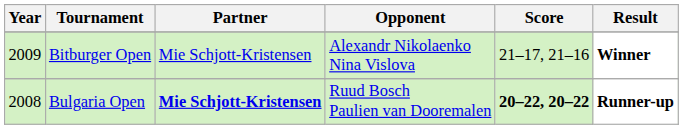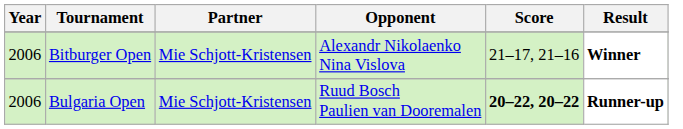(25, 55) 2009 -> (25, 55) 2006
(25, 101) 2008 -> (25, 101) 2006
(240, 101) bold -> (235, 101) normal
